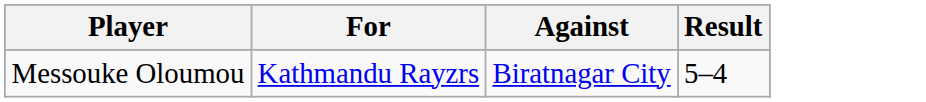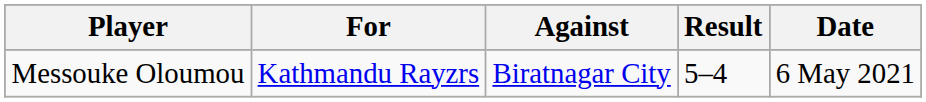+ column: (845, 27)
